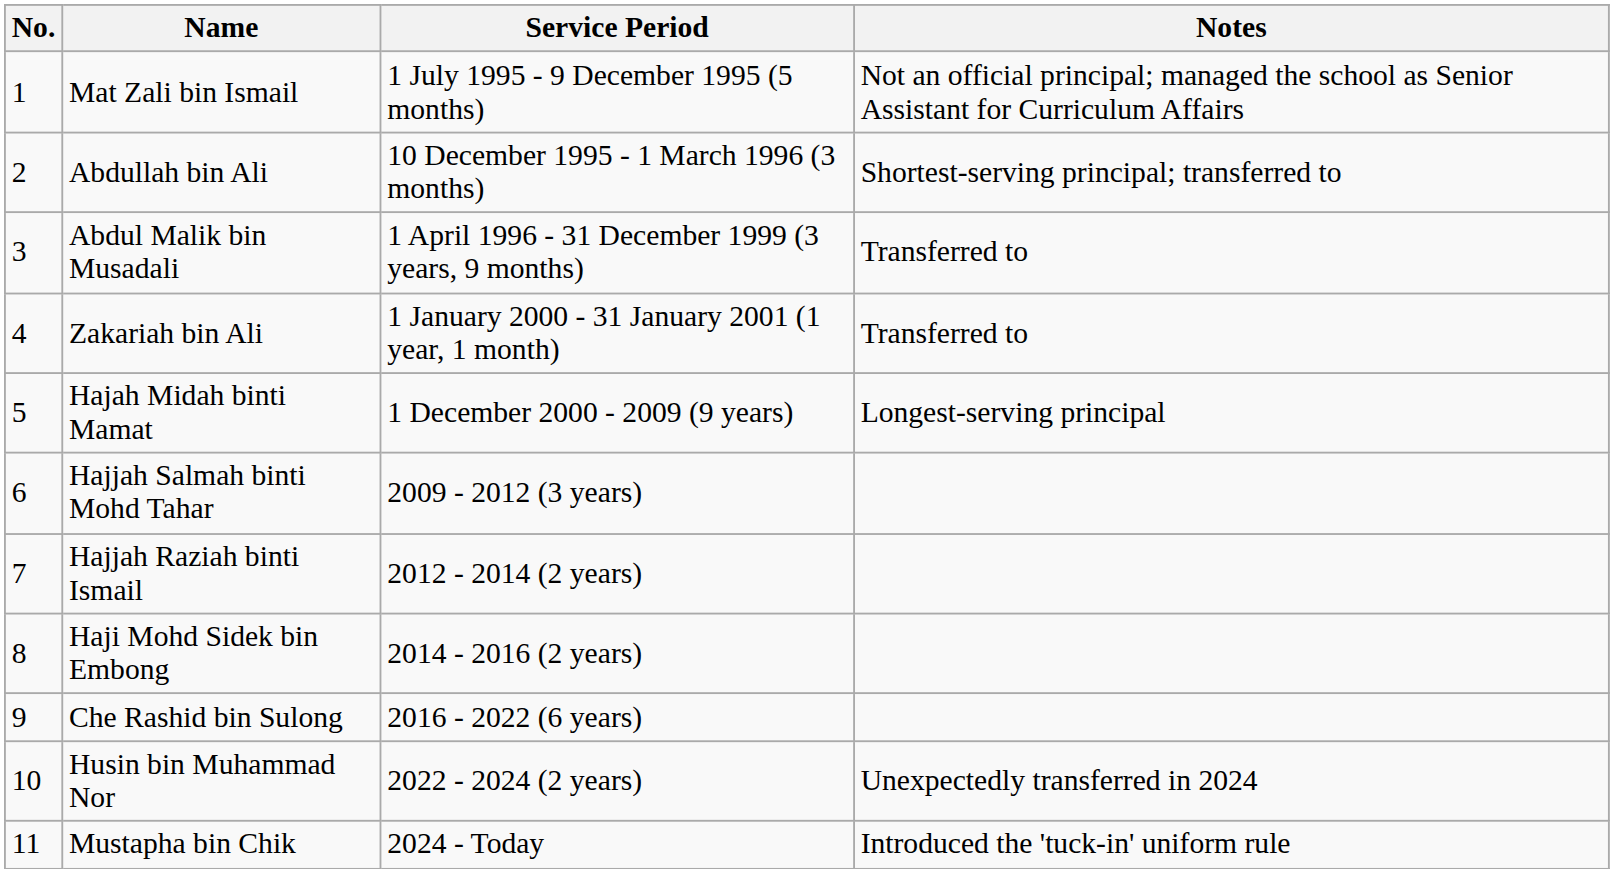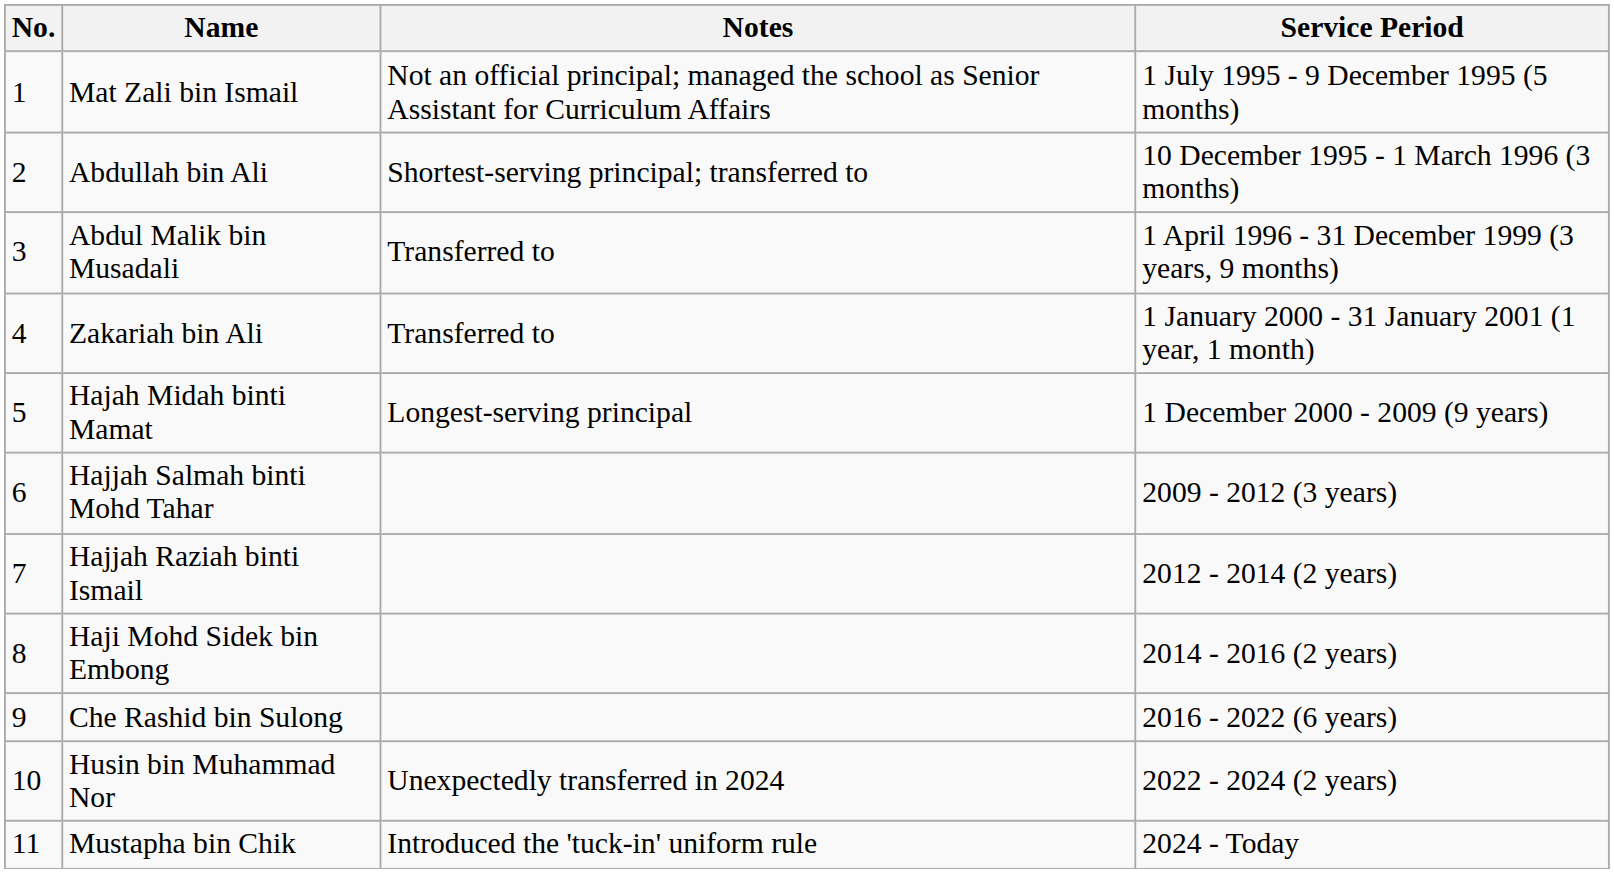columns swapped: (617, 27) <-> (1231, 27)
